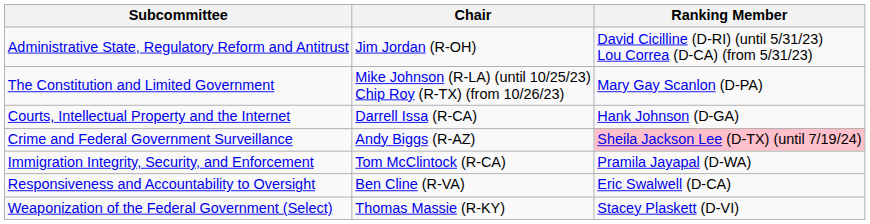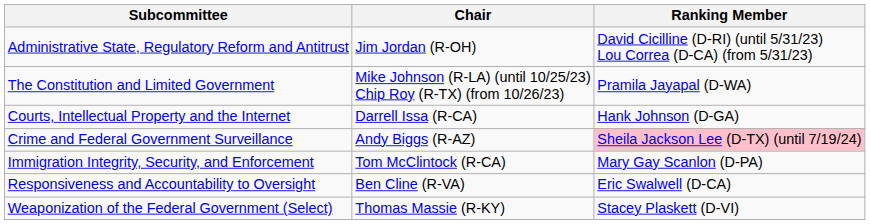(680, 85) Mary Gay Scanlon (D-PA) -> (674, 85) Pramila Jayapal (D-WA)
(674, 162) Pramila Jayapal (D-WA) -> (680, 162) Mary Gay Scanlon (D-PA)
